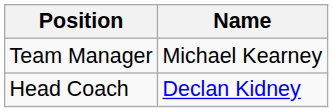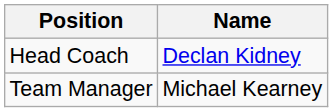rows swapped: (69, 89) <-> (81, 55)
